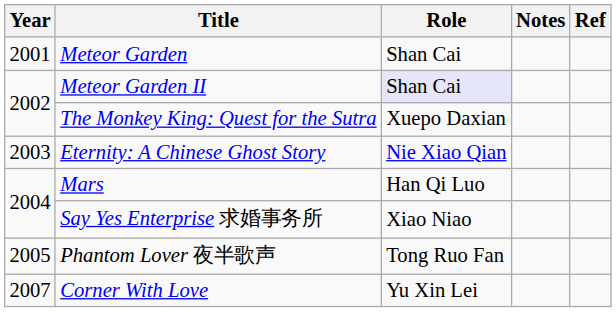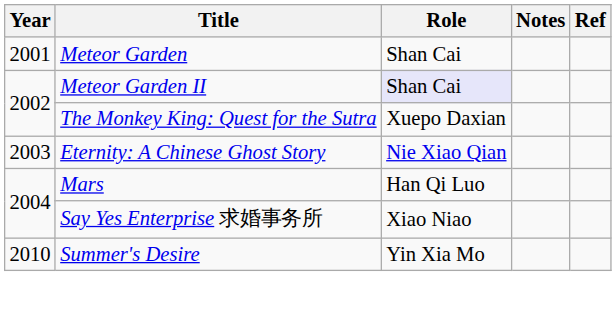- row: (168, 255)
- row: (134, 290)
+ row: (130, 253)
